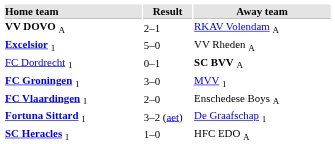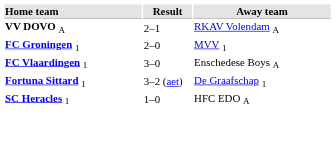- row: (30, 46)
- row: (39, 63)
(152, 81) 3–0 -> (152, 46) 2–0
(152, 99) 2–0 -> (152, 63) 3–0
